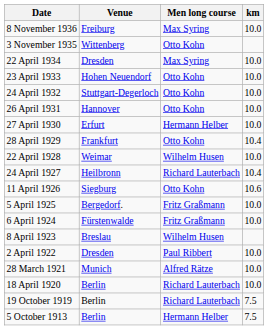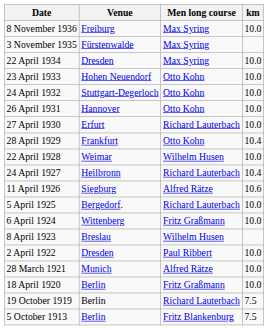(103, 44) Wittenberg -> (107, 44) Fürstenwalde
(184, 44) Otto Kohn -> (186, 44) Max Syring
(196, 124) Hermann Helber -> (201, 124) Richard Lauterbach
(184, 189) Otto Kohn -> (188, 189) Alfred Rätze
(194, 205) Fritz Graßmann -> (201, 205) Richard Lauterbach
(107, 221) Fürstenwalde -> (103, 221) Wittenberg
(201, 285) Richard Lauterbach -> (194, 285) Fritz Graßmann
(196, 317) Hermann Helber -> (198, 317) Fritz Blankenburg
